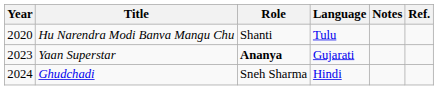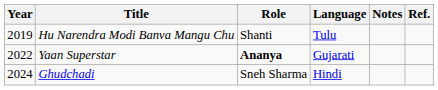(20, 34) 2020 -> (20, 34) 2019
(20, 54) 2023 -> (20, 54) 2022
